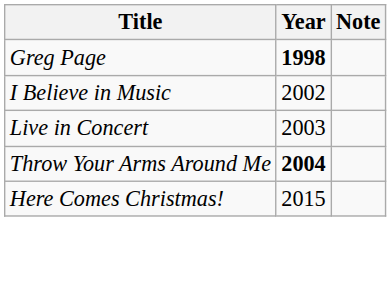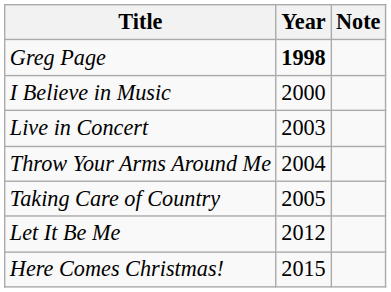(304, 92) 2002 -> (304, 92) 2000
(304, 163) bold -> (304, 163) normal
+ row: (115, 198)
+ row: (65, 233)
